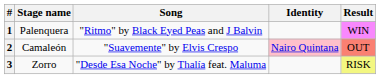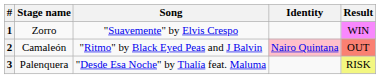(44, 30) Palenquera -> (44, 30) Zorro
(171, 30) "Ritmo" by Black Eyed Peas and J Balvin -> (171, 30) "Suavemente" by Elvis Crespo
(171, 47) "Suavemente" by Elvis Crespo -> (171, 47) "Ritmo" by Black Eyed Peas and J Balvin
(44, 64) Zorro -> (44, 64) Palenquera
